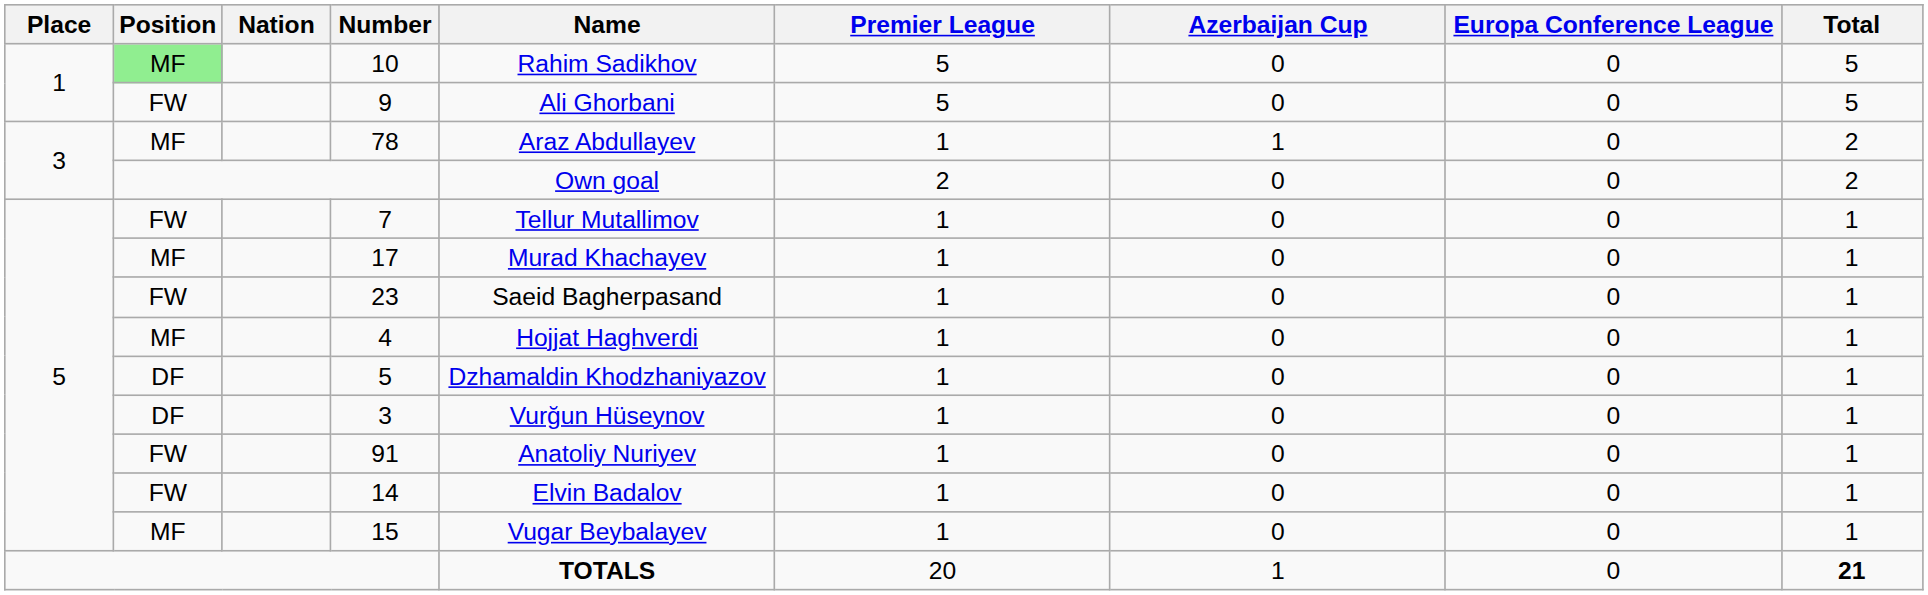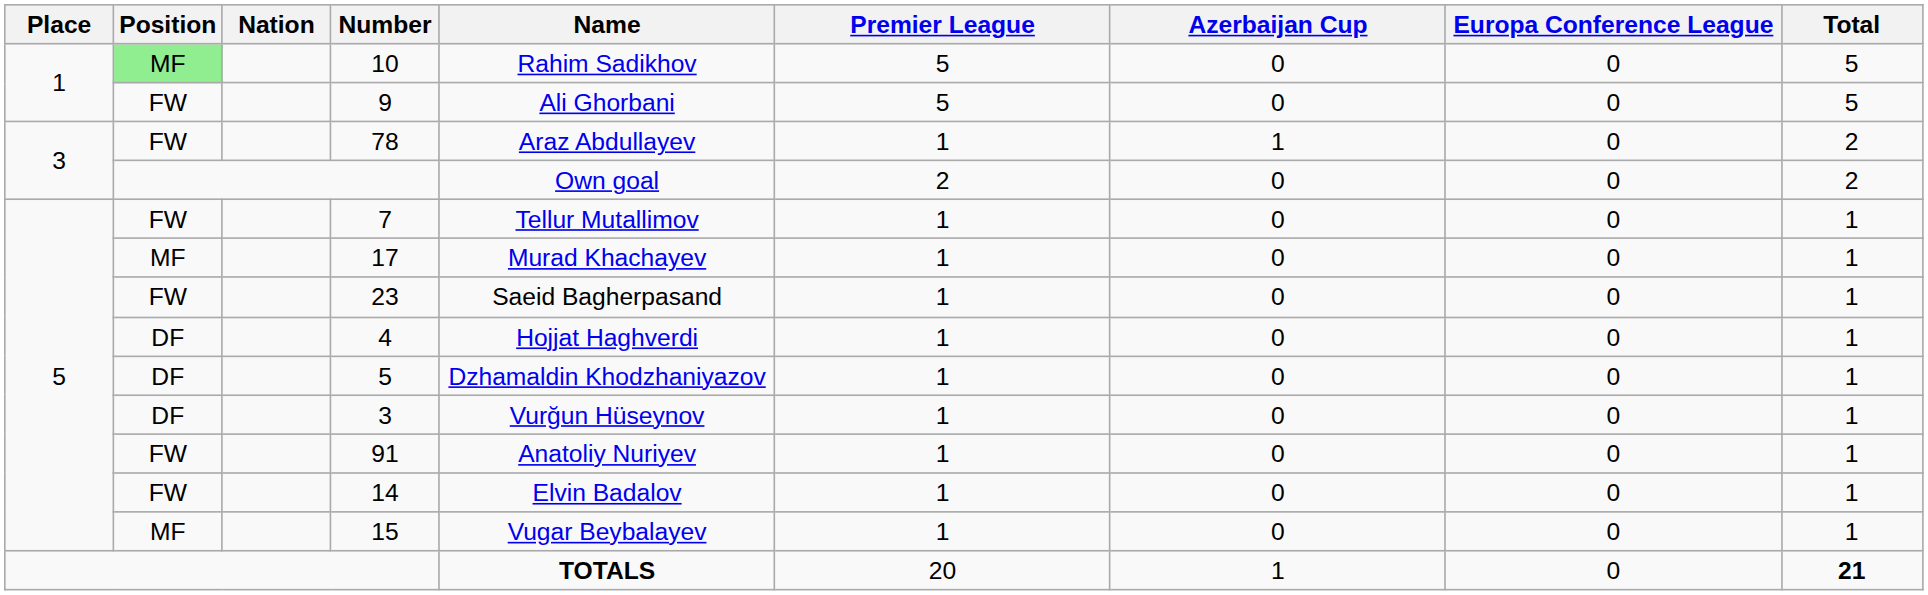(168, 141) MF -> (168, 141) FW
(168, 336) MF -> (168, 336) DF
